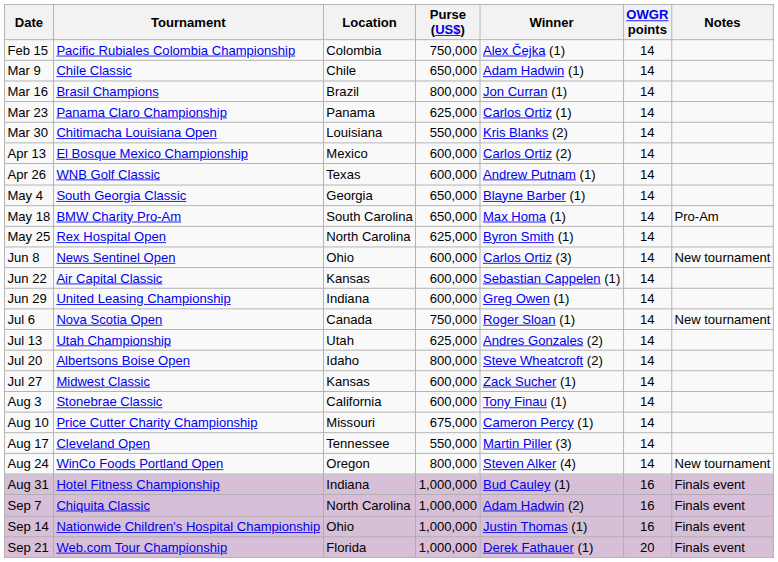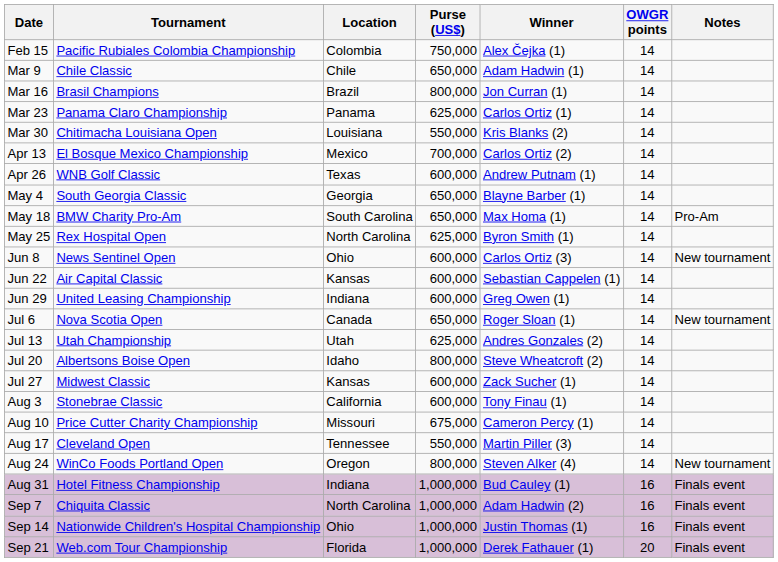(453, 154) 600,000 -> (453, 154) 700,000
(453, 319) 750,000 -> (453, 319) 650,000
